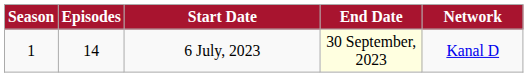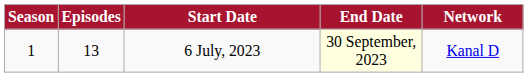(91, 50) 14 -> (91, 50) 13
